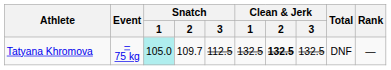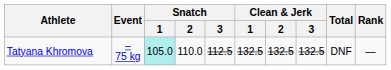(190, 51) 109.7 -> (190, 51) 110.0
(281, 51) bold -> (281, 51) normal
